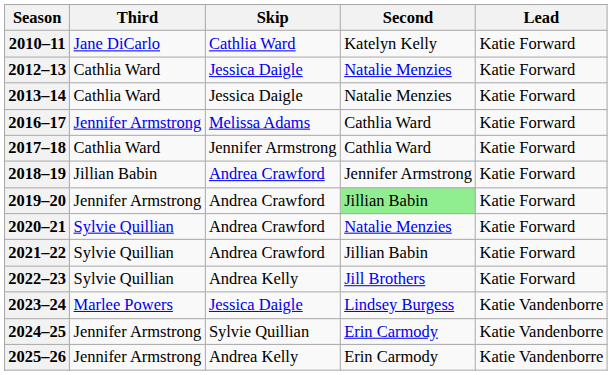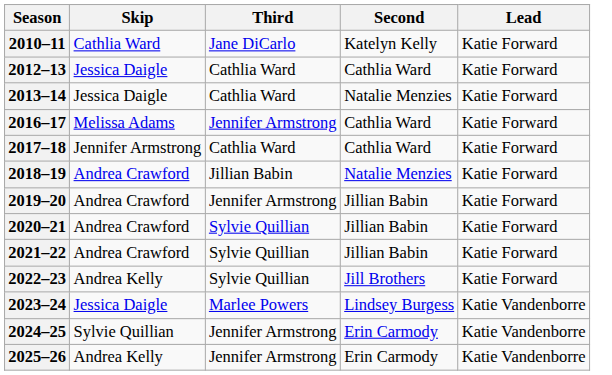columns swapped: (273, 17) <-> (137, 17)
(398, 69) Natalie Menzies -> (388, 69) Cathlia Ward
(408, 174) Jennifer Armstrong -> (398, 174) Natalie Menzies
(386, 200) lightgreen background -> (386, 200) no background
(398, 226) Natalie Menzies -> (386, 226) Jillian Babin
